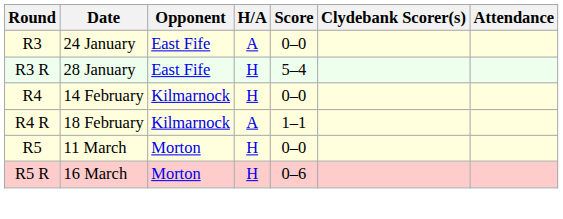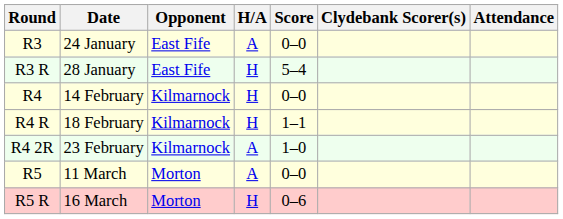(252, 122) A -> (252, 122) H
+ row: (32, 148)
(252, 148) H -> (252, 174) A
